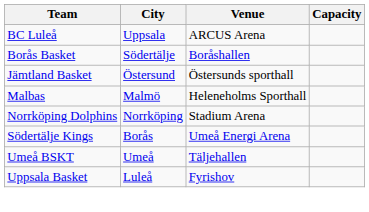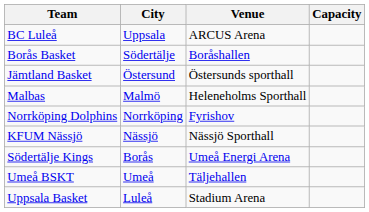(227, 116) Stadium Arena -> (212, 116) Fyrishov
+ row: (45, 136)
(212, 177) Fyrishov -> (227, 197) Stadium Arena
